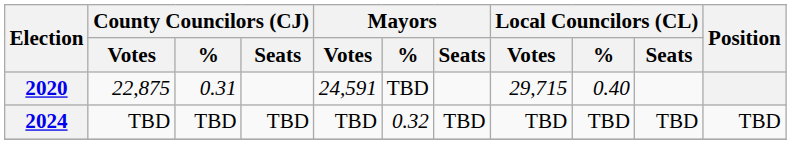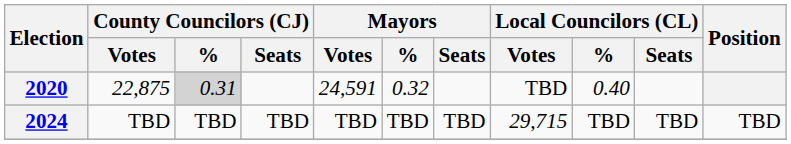(218, 88) no background -> (218, 88) lightgrey background
(408, 88) TBD -> (410, 88) 0.32
(538, 88) 29,715 -> (546, 88) TBD
(410, 121) 0.32 -> (408, 121) TBD
(546, 121) TBD -> (538, 121) 29,715
